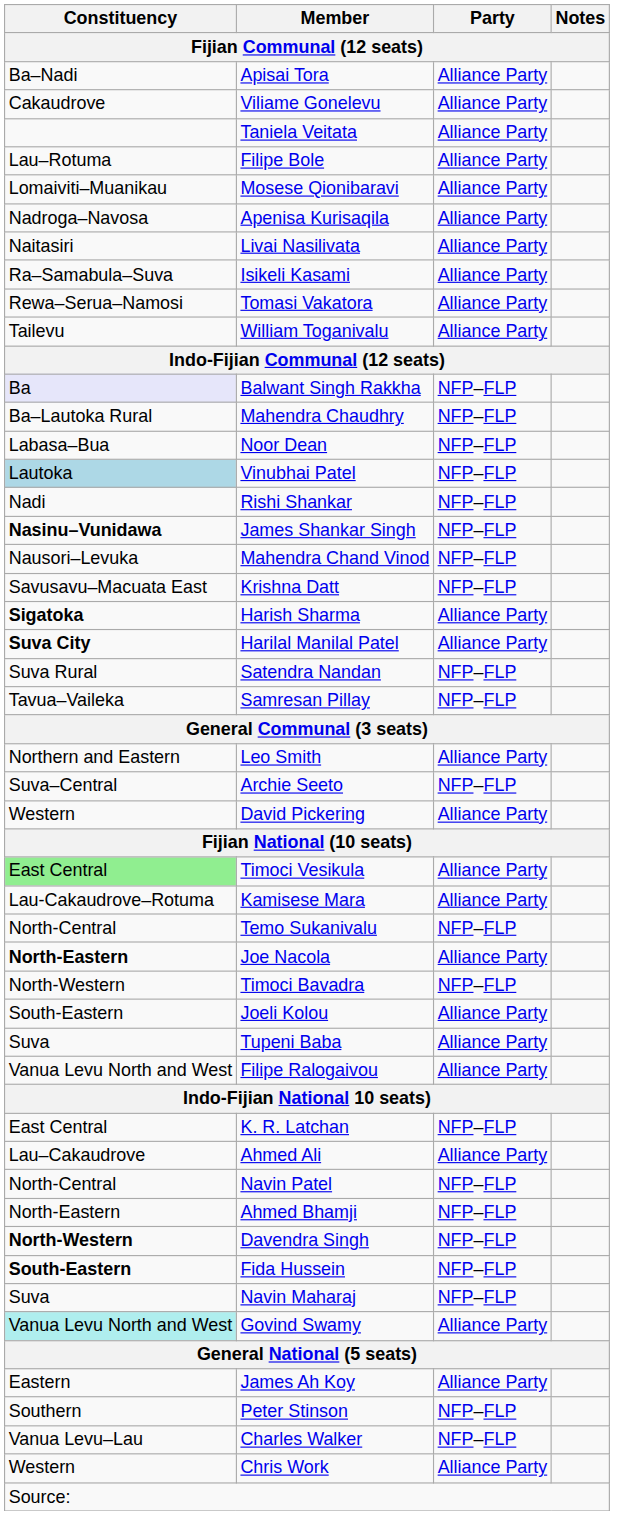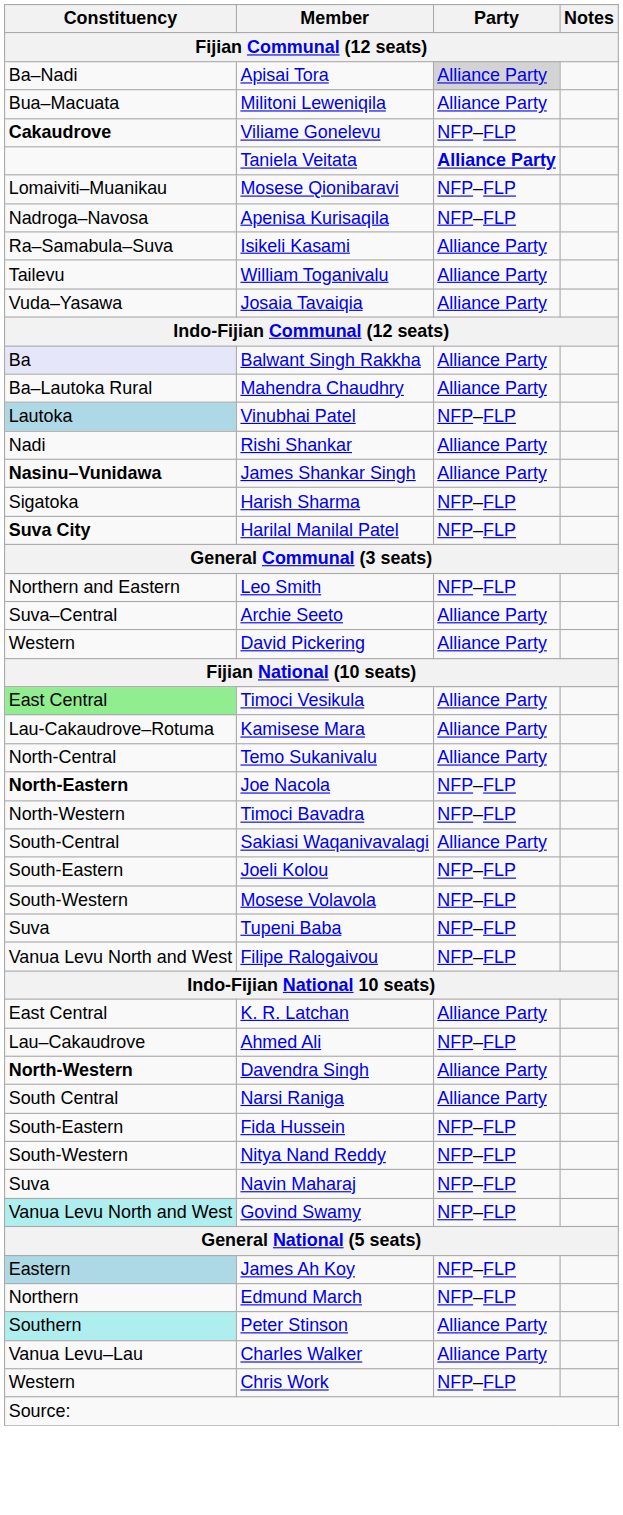(492, 75) no background -> (492, 75) lightgrey background
+ row: (313, 103)
(57, 103) normal -> (60, 132) bold
(492, 103) Alliance Party -> (477, 132) NFP–FLP
(492, 132) normal -> (497, 160) bold
- row: (282, 160)
(492, 189) Alliance Party -> (477, 189) NFP–FLP
(492, 217) Alliance Party -> (477, 217) NFP–FLP
- row: (300, 246)
- row: (306, 302)
+ row: (302, 302)
(477, 388) NFP–FLP -> (492, 359) Alliance Party
(477, 416) NFP–FLP -> (492, 388) Alliance Party
- row: (284, 445)
(477, 501) NFP–FLP -> (492, 445) Alliance Party
(477, 530) NFP–FLP -> (492, 473) Alliance Party
- row: (335, 558)
- row: (290, 587)
(46, 615) bold -> (44, 501) normal
(492, 615) Alliance Party -> (477, 501) NFP–FLP
(492, 643) Alliance Party -> (477, 530) NFP–FLP
- row: (311, 672)
- row: (305, 700)
(492, 757) Alliance Party -> (477, 587) NFP–FLP
(477, 786) NFP–FLP -> (492, 615) Alliance Party
(477, 928) NFP–FLP -> (492, 757) Alliance Party
(492, 956) Alliance Party -> (477, 786) NFP–FLP
+ row: (335, 842)
(492, 1013) Alliance Party -> (477, 871) NFP–FLP
+ row: (308, 899)
(492, 1041) Alliance Party -> (477, 928) NFP–FLP
(492, 1070) Alliance Party -> (477, 956) NFP–FLP
(477, 1127) NFP–FLP -> (492, 1013) Alliance Party
(492, 1155) Alliance Party -> (477, 1041) NFP–FLP
- row: (286, 1183)
- row: (299, 1212)
(477, 1240) NFP–FLP -> (492, 1070) Alliance Party
+ row: (292, 1098)
(70, 1269) bold -> (66, 1127) normal
+ row: (313, 1155)
(492, 1326) Alliance Party -> (477, 1212) NFP–FLP
(40, 1382) no background -> (40, 1269) lightblue background
(492, 1382) Alliance Party -> (477, 1269) NFP–FLP
+ row: (301, 1297)
(45, 1411) no background -> (45, 1326) paleturquoise background
(477, 1411) NFP–FLP -> (492, 1326) Alliance Party
(477, 1439) NFP–FLP -> (492, 1354) Alliance Party
(492, 1468) Alliance Party -> (477, 1382) NFP–FLP
